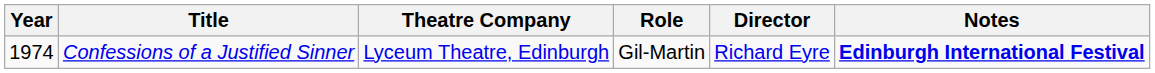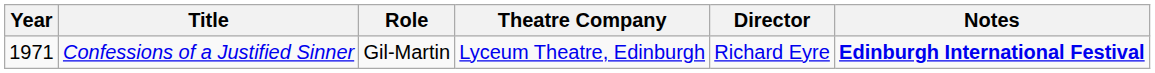columns swapped: (662, 20) <-> (486, 20)
(31, 52) 1974 -> (31, 52) 1971
